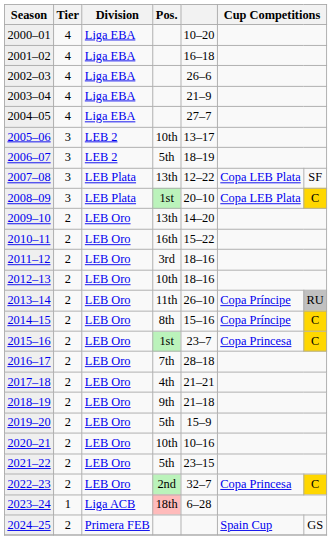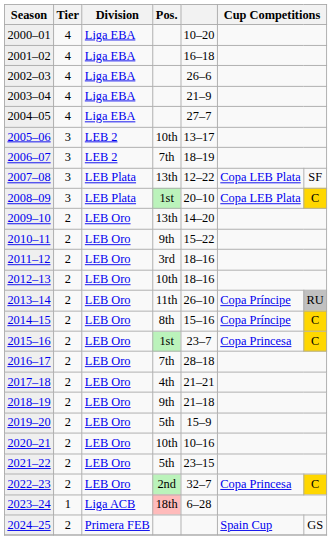(167, 157) 5th -> (167, 157) 7th
(167, 238) 16th -> (167, 238) 9th
